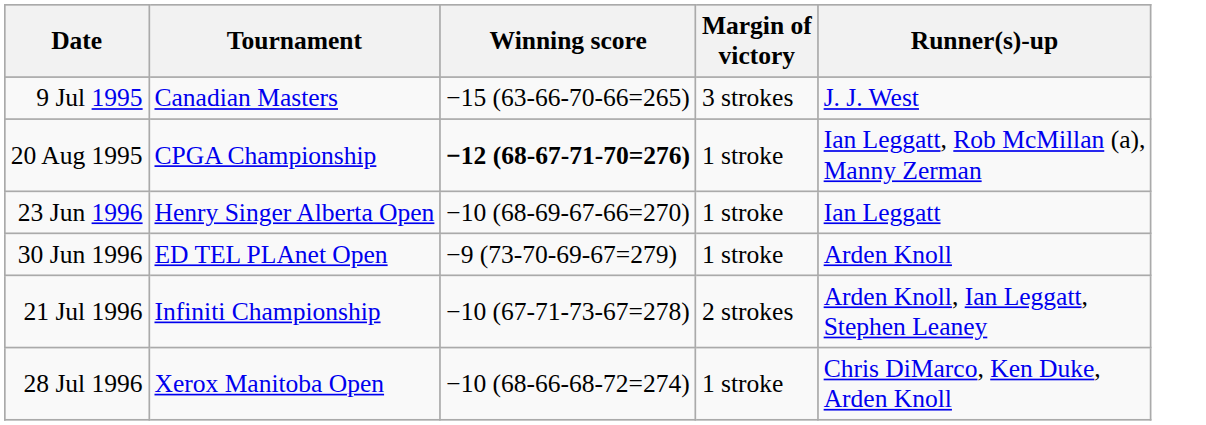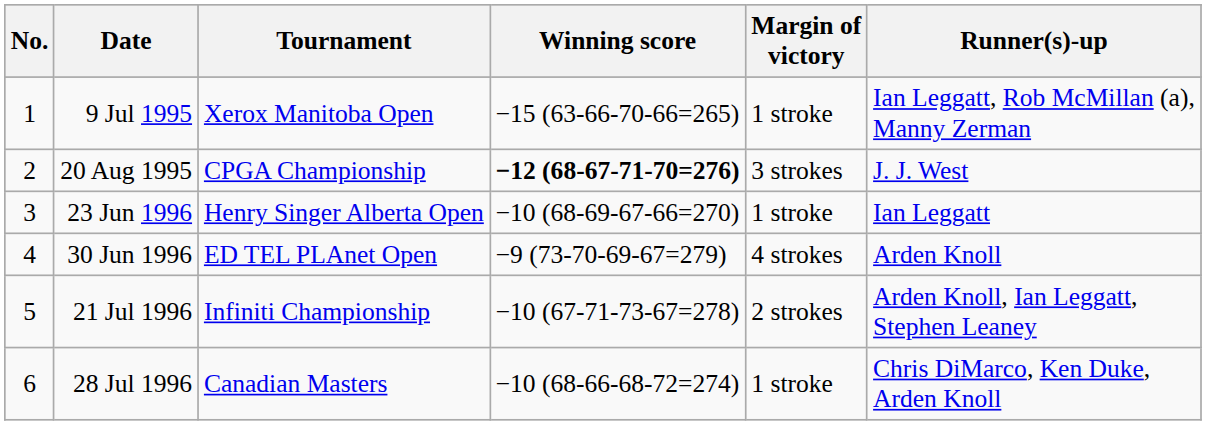+ column: (30, 40)
(246, 98) Canadian Masters -> (319, 113) Xerox Manitoba Open
(748, 98) 3 strokes -> (792, 113) 1 stroke
(871, 98) J. J. West -> (1034, 113) Ian Leggatt, Rob McMillan (a), Manny Zerman
(743, 155) 1 stroke -> (797, 170) 3 strokes
(985, 155) Ian Leggatt, Rob McMillan (a), Manny Zerman -> (921, 170) J. J. West
(743, 254) 1 stroke -> (797, 254) 4 strokes
(269, 384) Xerox Manitoba Open -> (296, 384) Canadian Masters
